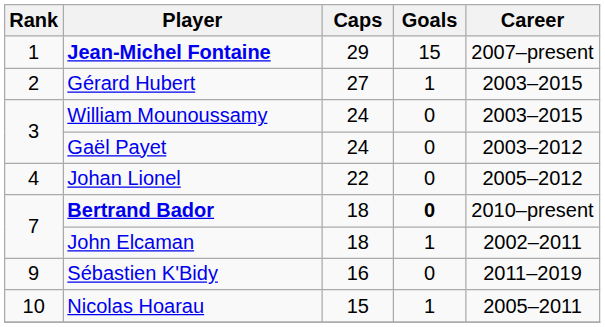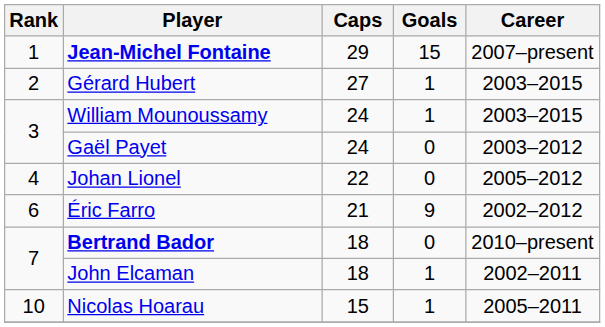(430, 115) 0 -> (430, 115) 1
+ row: (111, 210)
(430, 210) bold -> (430, 242) normal
- row: (143, 274)
